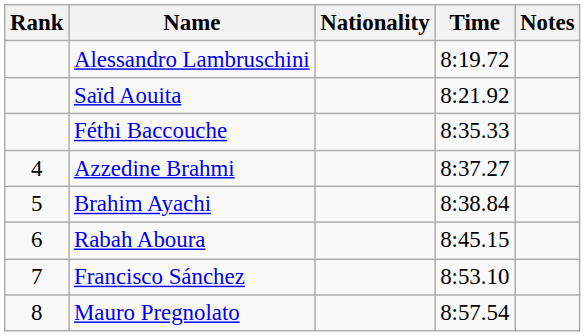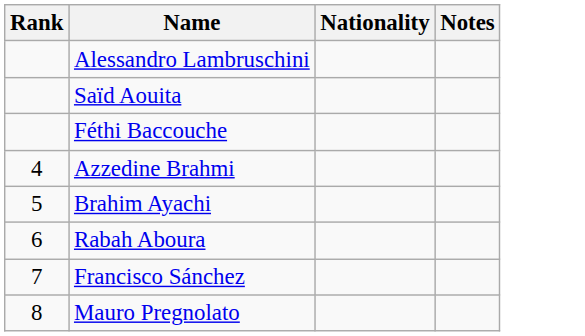- column: (475, 22)
